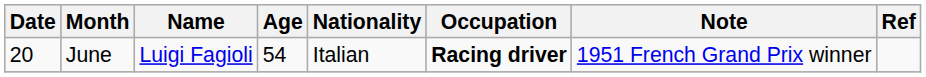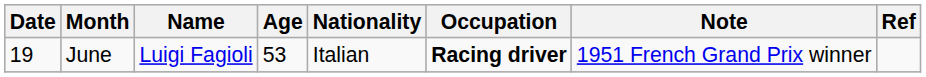(22, 55) 20 -> (22, 55) 19
(274, 55) 54 -> (274, 55) 53
